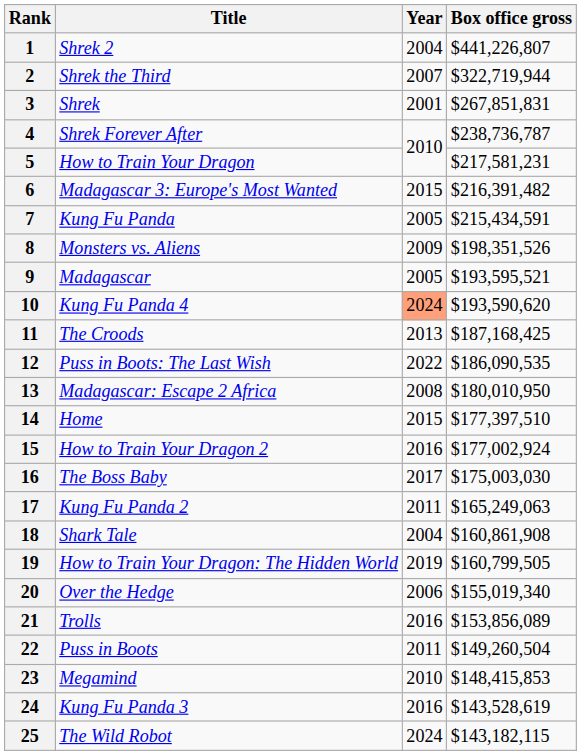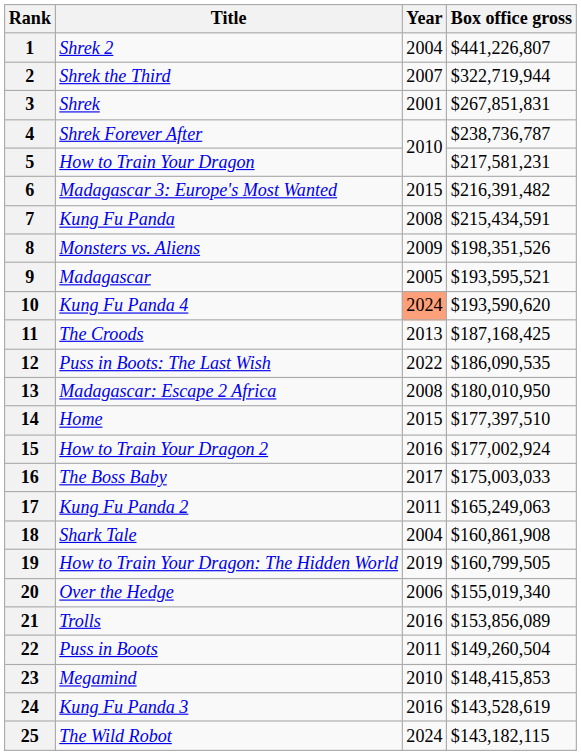(424, 219) 2005 -> (424, 219) 2008
(501, 477) $175,003,030 -> (501, 477) $175,003,033
